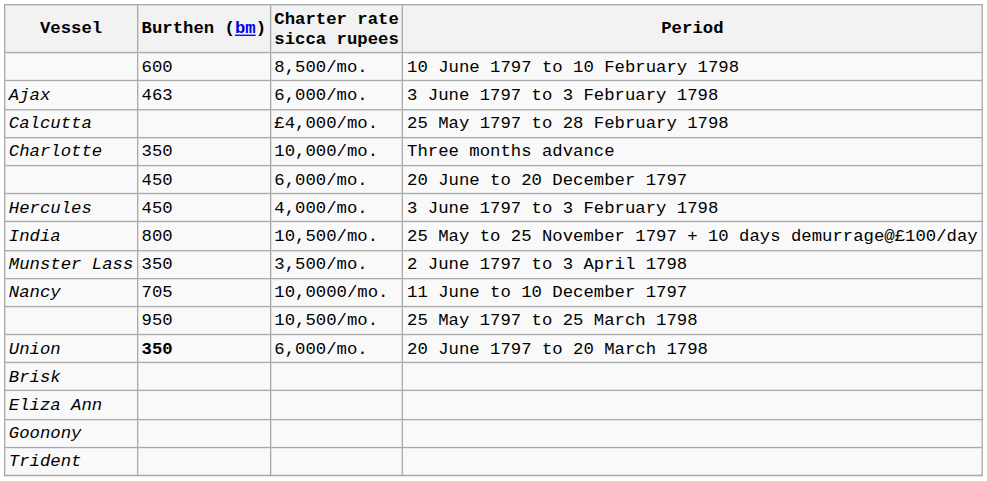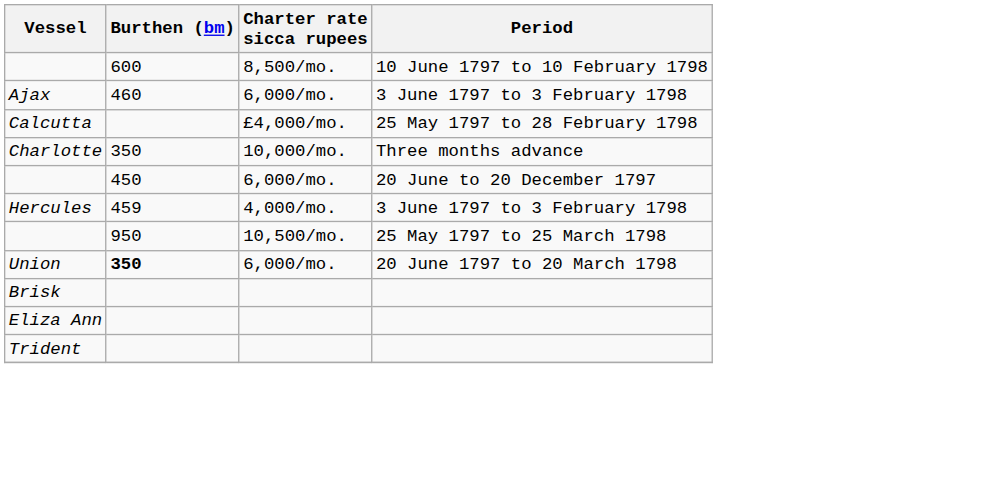(157, 95) 463 -> (126, 95) 460
(157, 208) 450 -> (126, 208) 459
- row: (35, 236)
- row: (71, 264)
- row: (35, 292)
- row: (45, 433)
